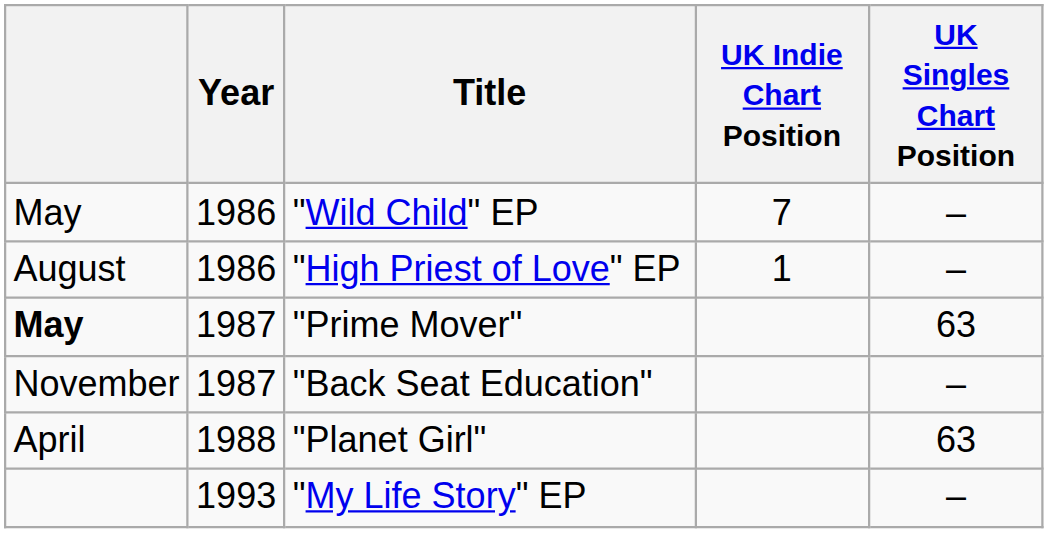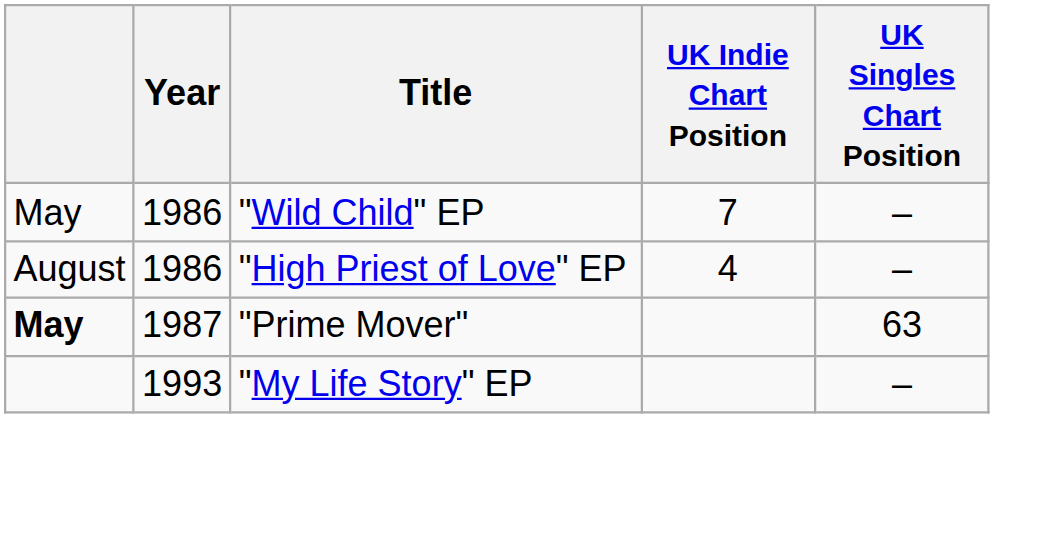(782, 268) 1 -> (728, 268) 4
- row: (473, 382)
- row: (390, 440)
